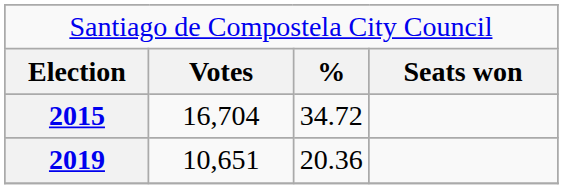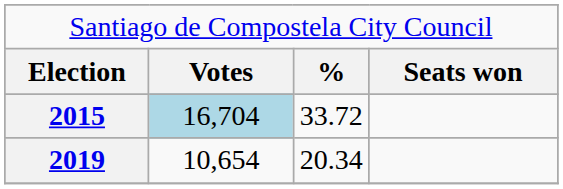(221, 115) no background -> (221, 115) lightblue background
(331, 115) 34.72 -> (331, 115) 33.72
(221, 159) 10,651 -> (221, 159) 10,654
(331, 159) 20.36 -> (331, 159) 20.34
